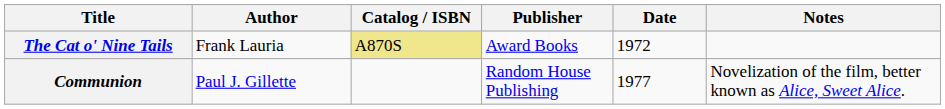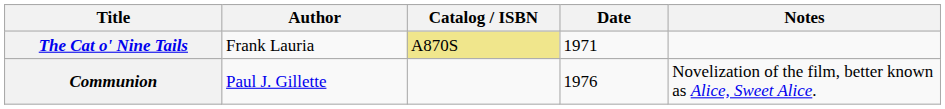- column: (547, 17)
(634, 44) 1972 -> (580, 44) 1971
(634, 81) 1977 -> (580, 81) 1976
